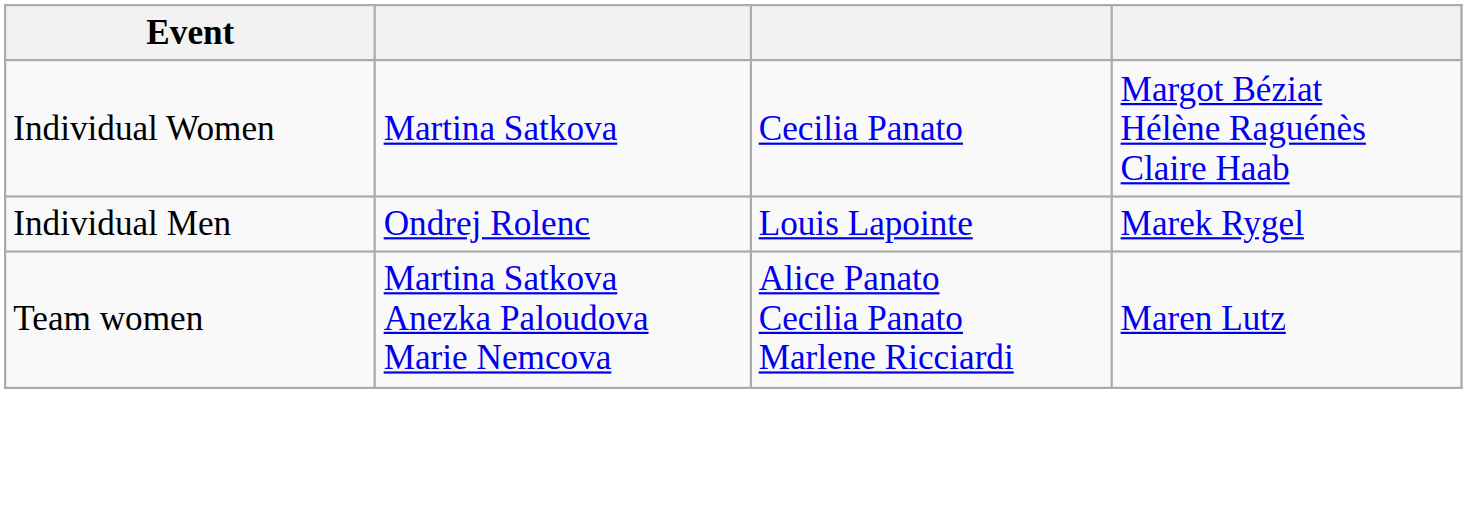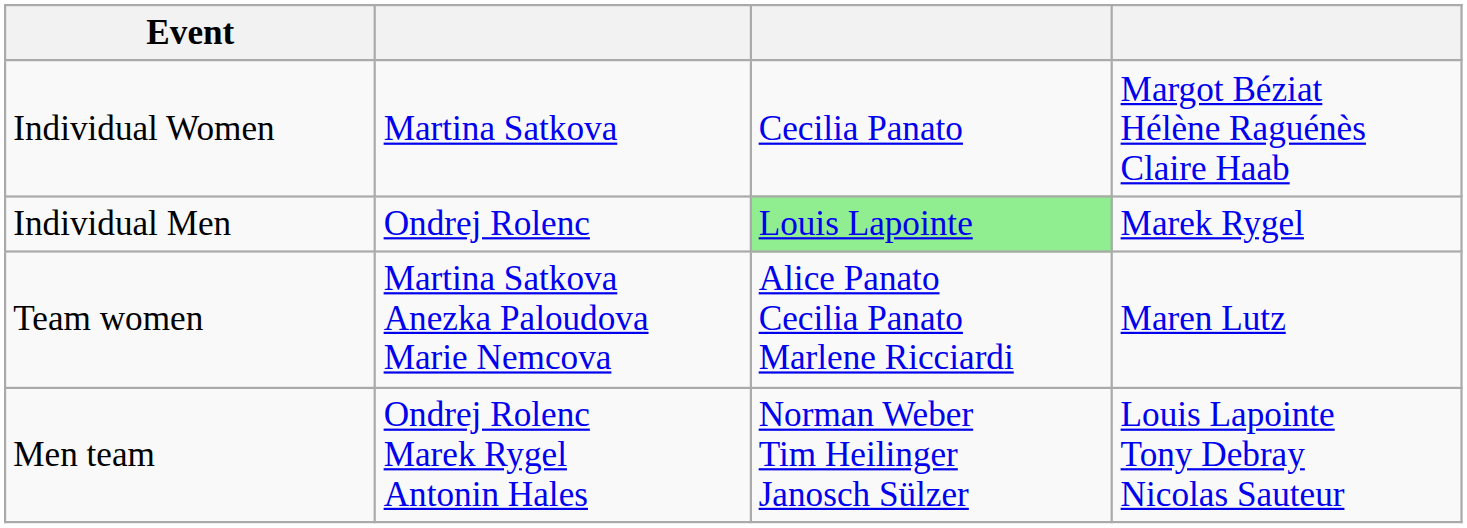(866, 223) no background -> (866, 223) lightgreen background
+ row: (84, 453)
